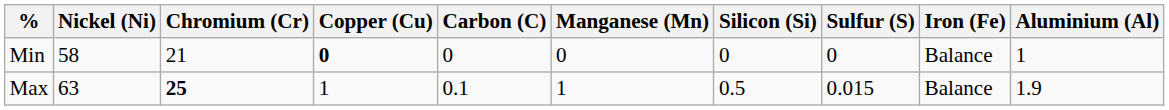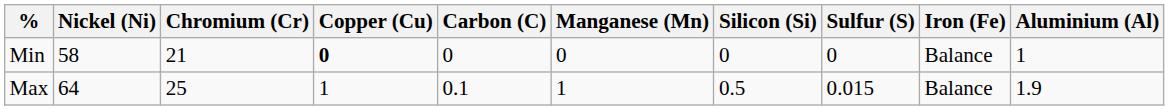(69, 88) 63 -> (69, 88) 64
(176, 88) bold -> (176, 88) normal
